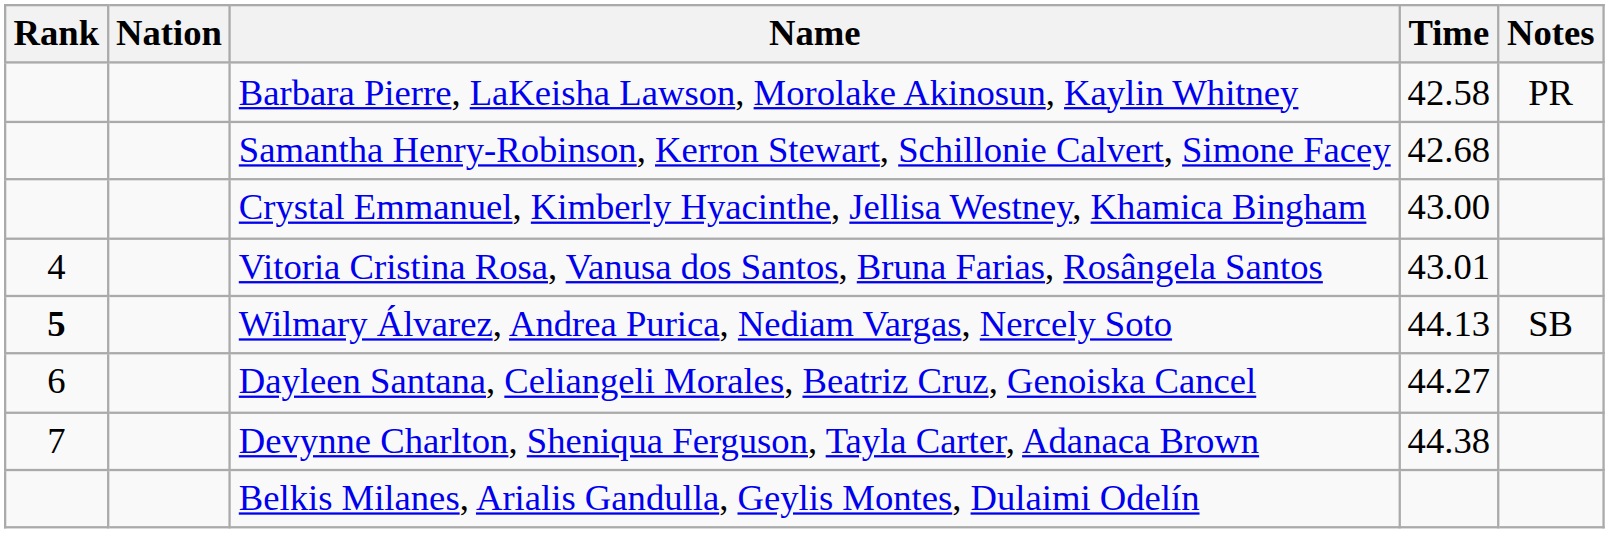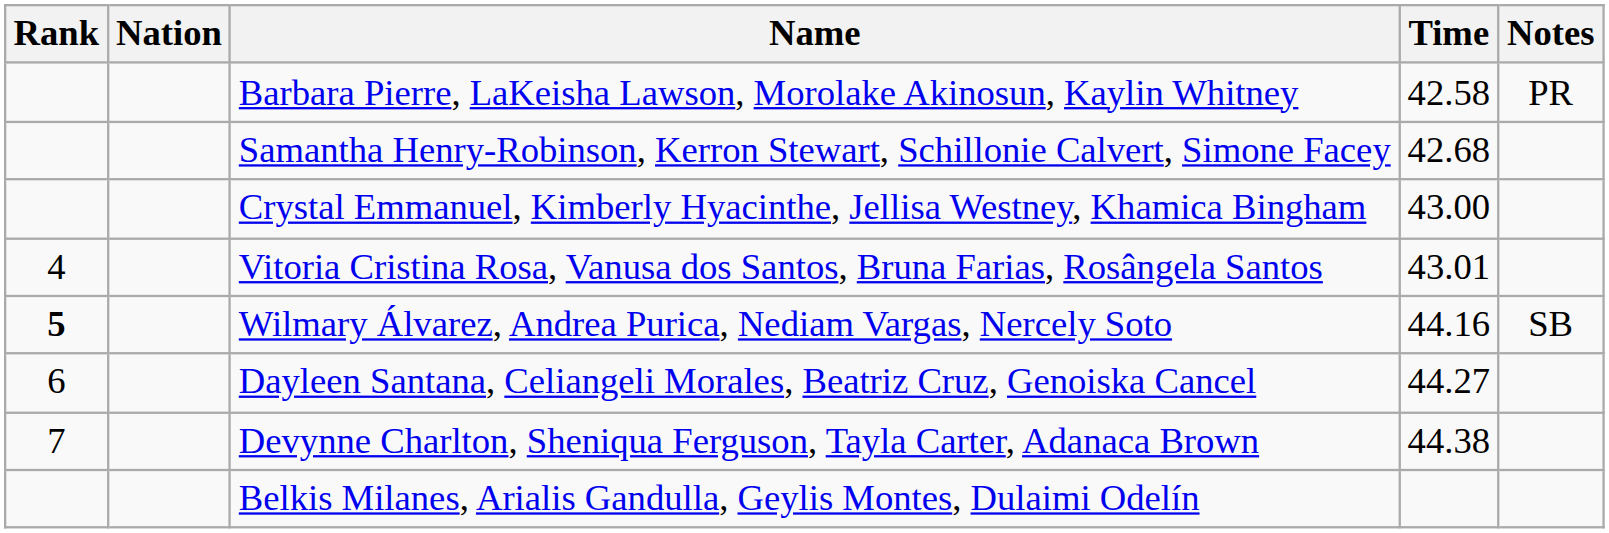(1449, 324) 44.13 -> (1449, 324) 44.16
